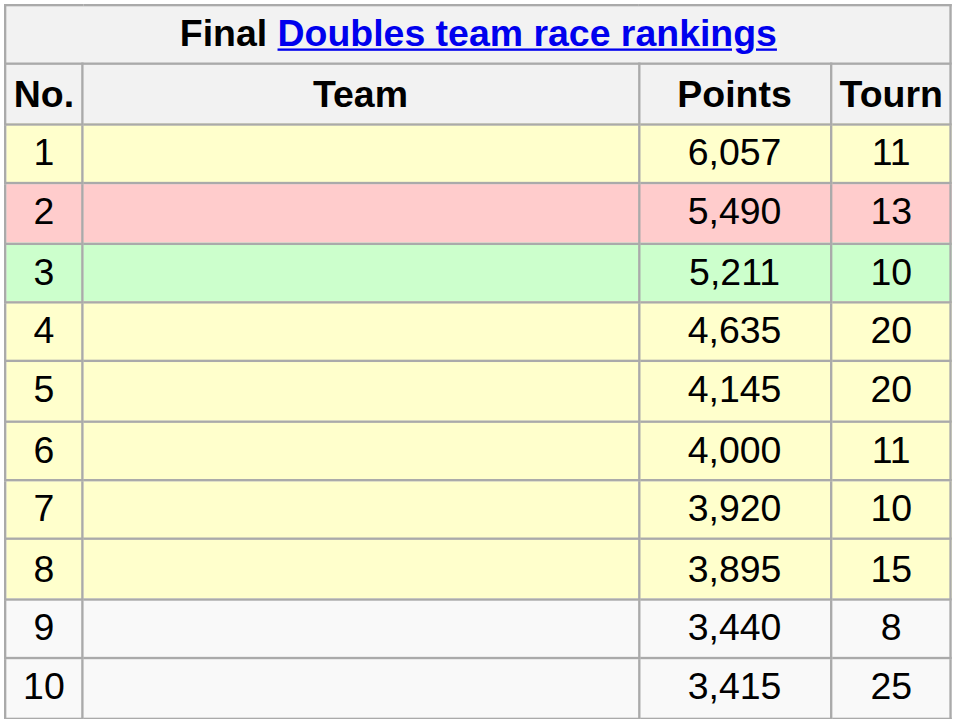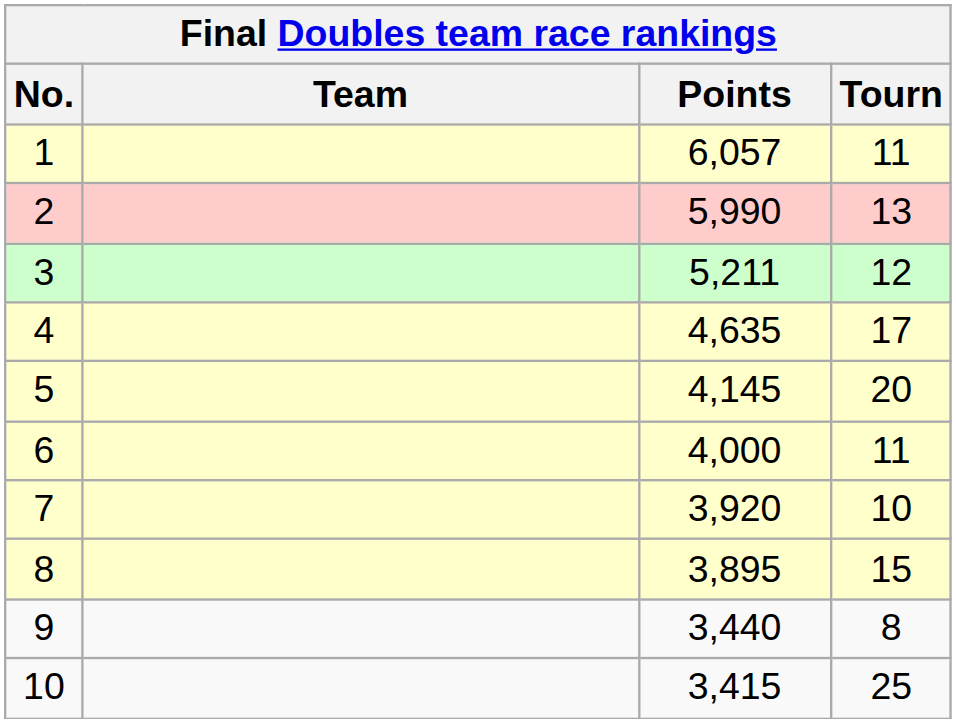(735, 212) 5,490 -> (735, 212) 5,990
(891, 271) 10 -> (891, 271) 12
(891, 331) 20 -> (891, 331) 17
